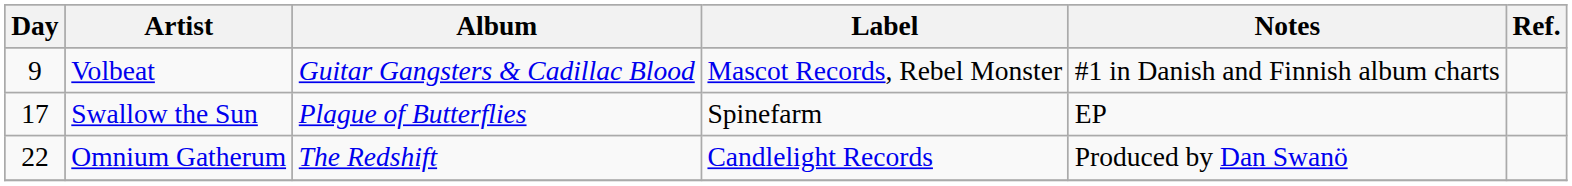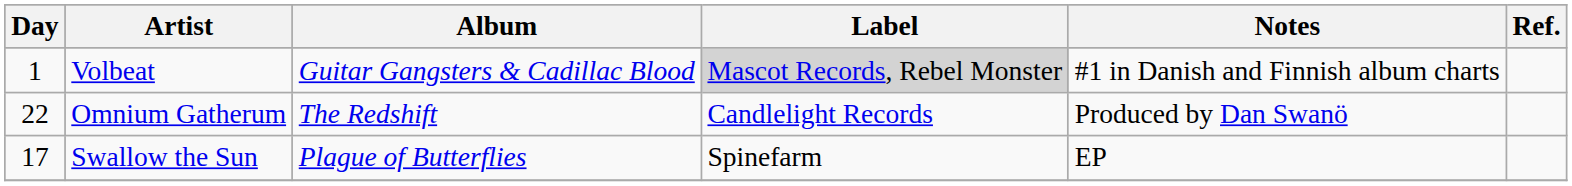(35, 69) 9 -> (35, 69) 1
(885, 69) no background -> (885, 69) lightgrey background
rows swapped: (165, 113) <-> (179, 157)
